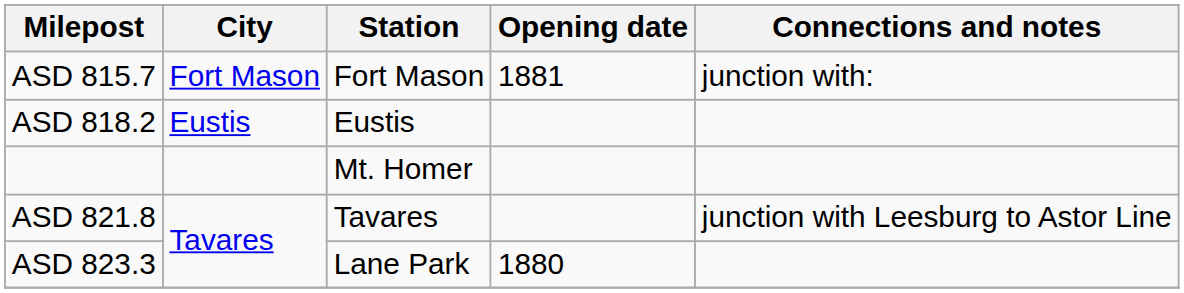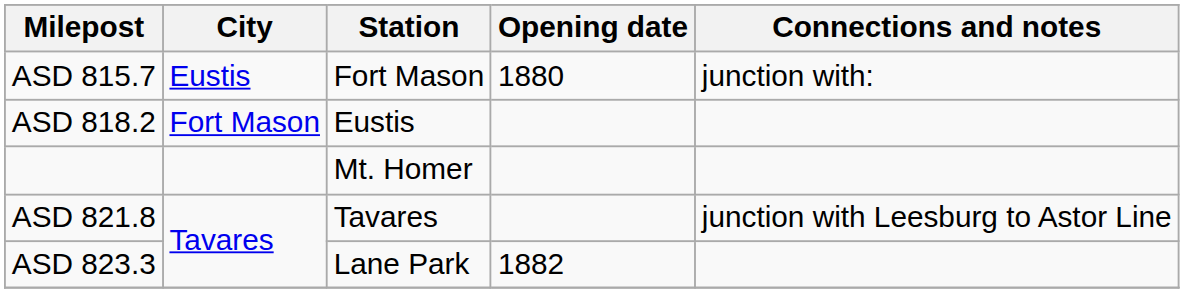(245, 75) Fort Mason -> (210, 75) Eustis
(531, 75) 1881 -> (531, 75) 1880
(210, 122) Eustis -> (245, 122) Fort Mason
(531, 264) 1880 -> (531, 264) 1882
